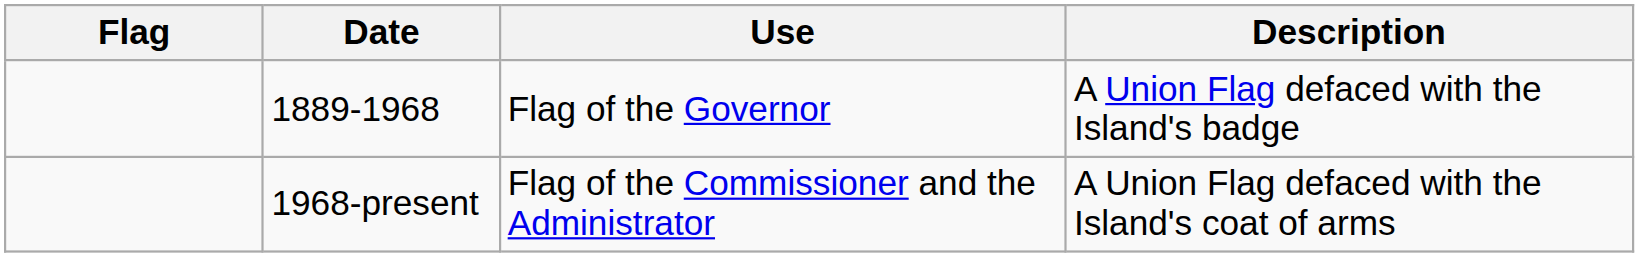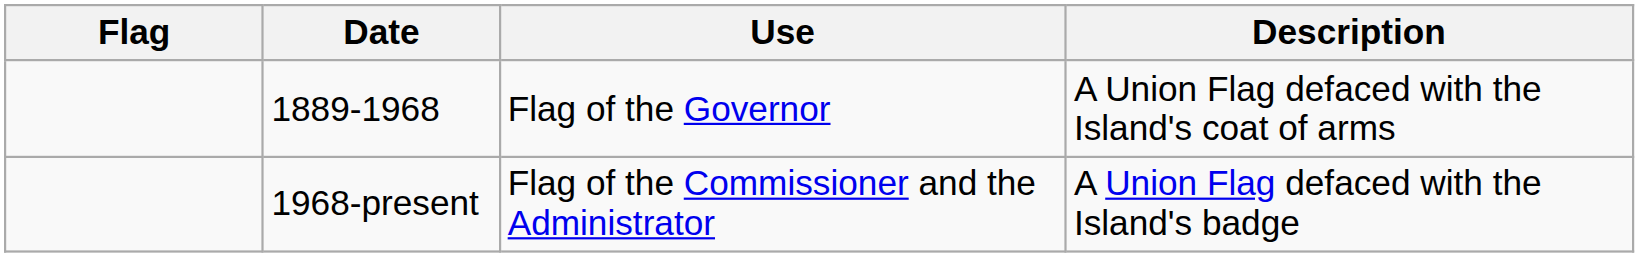(1308, 108) A Union Flag defaced with the Island's badge -> (1308, 108) A Union Flag defaced with the Island's coat of arms
(1308, 203) A Union Flag defaced with the Island's coat of arms -> (1308, 203) A Union Flag defaced with the Island's badge
